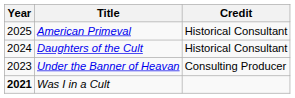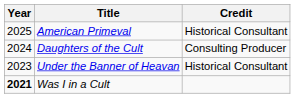(236, 48) Historical Consultant -> (235, 48) Consulting Producer
(235, 66) Consulting Producer -> (236, 66) Historical Consultant
